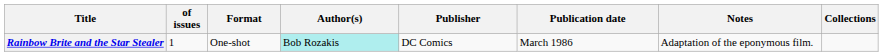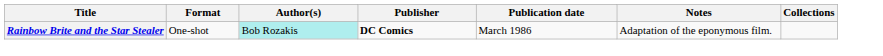- column: (187, 19)
(427, 42) normal -> (387, 30) bold
